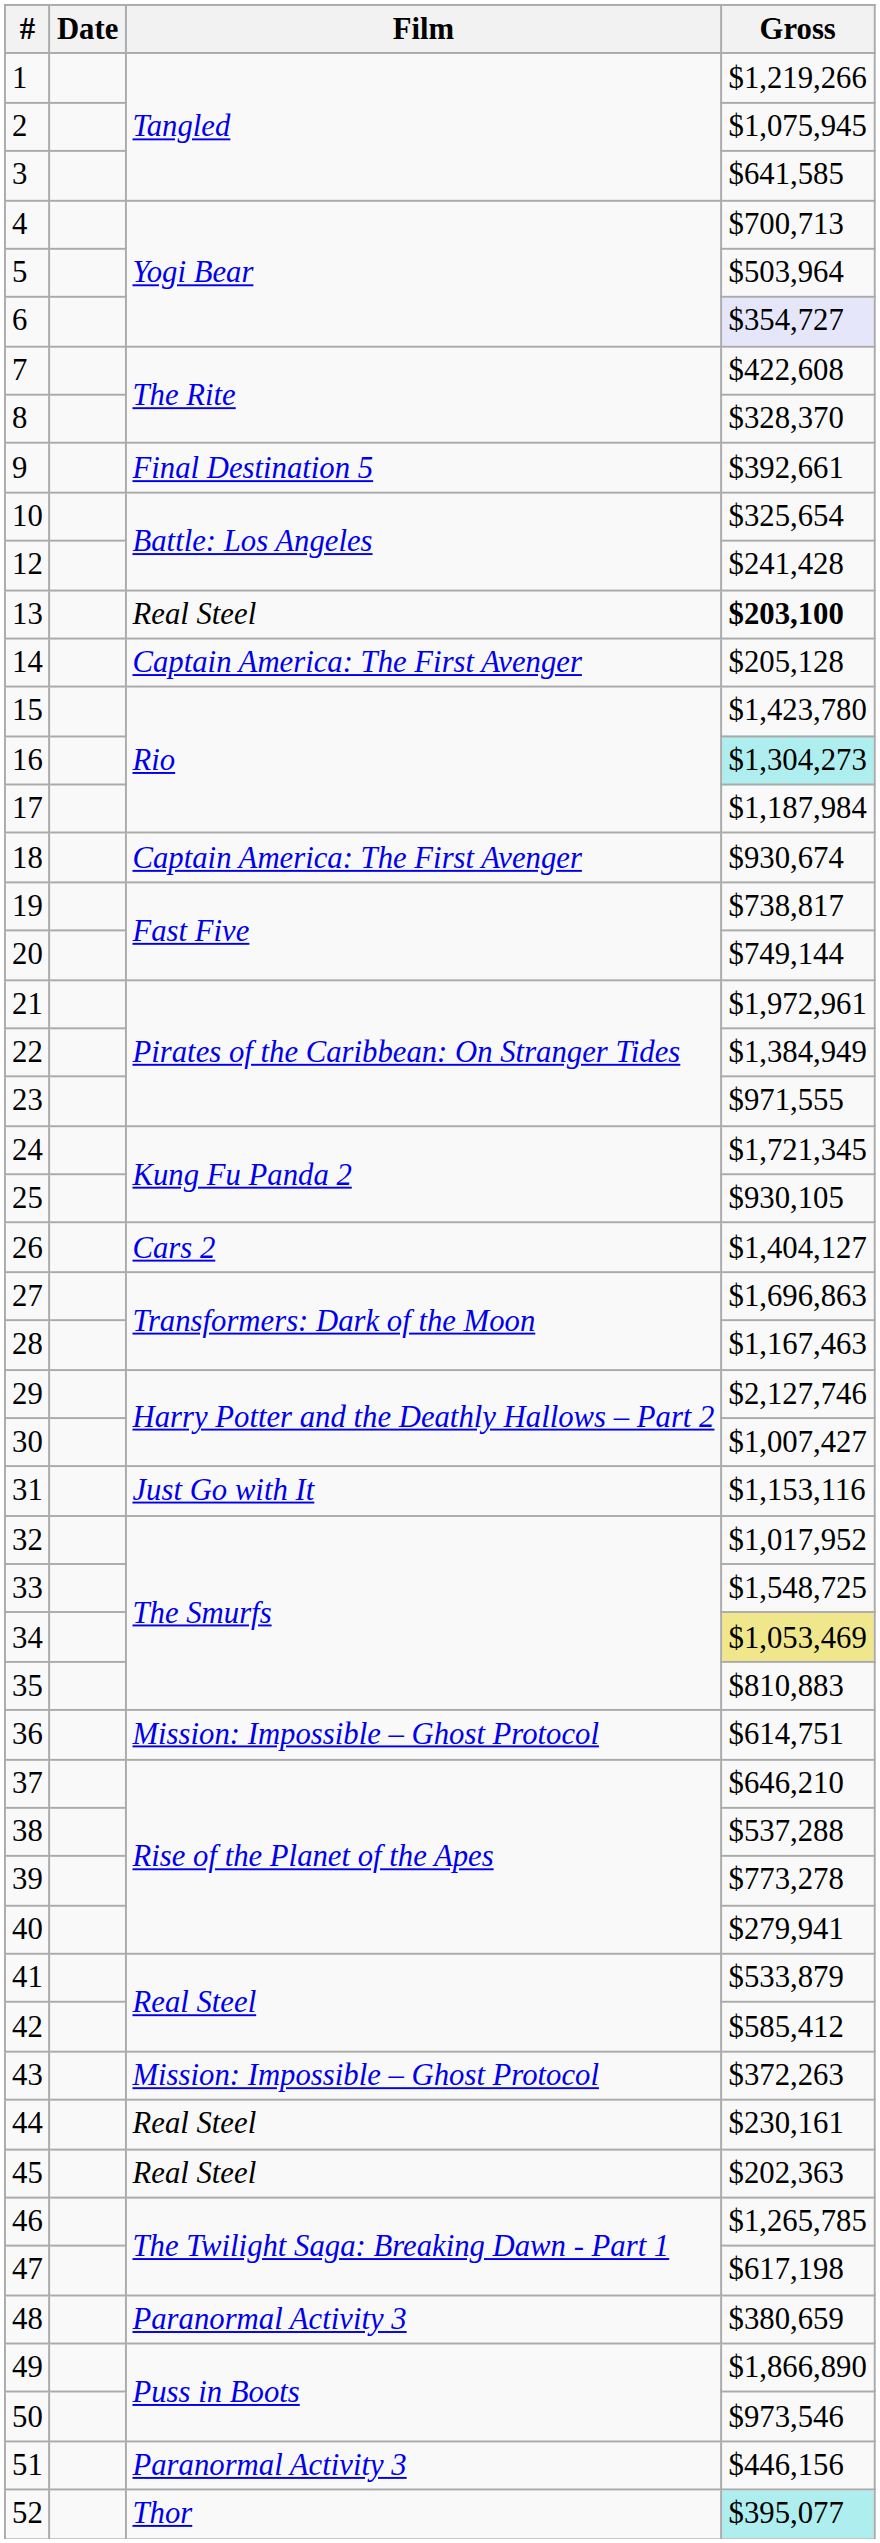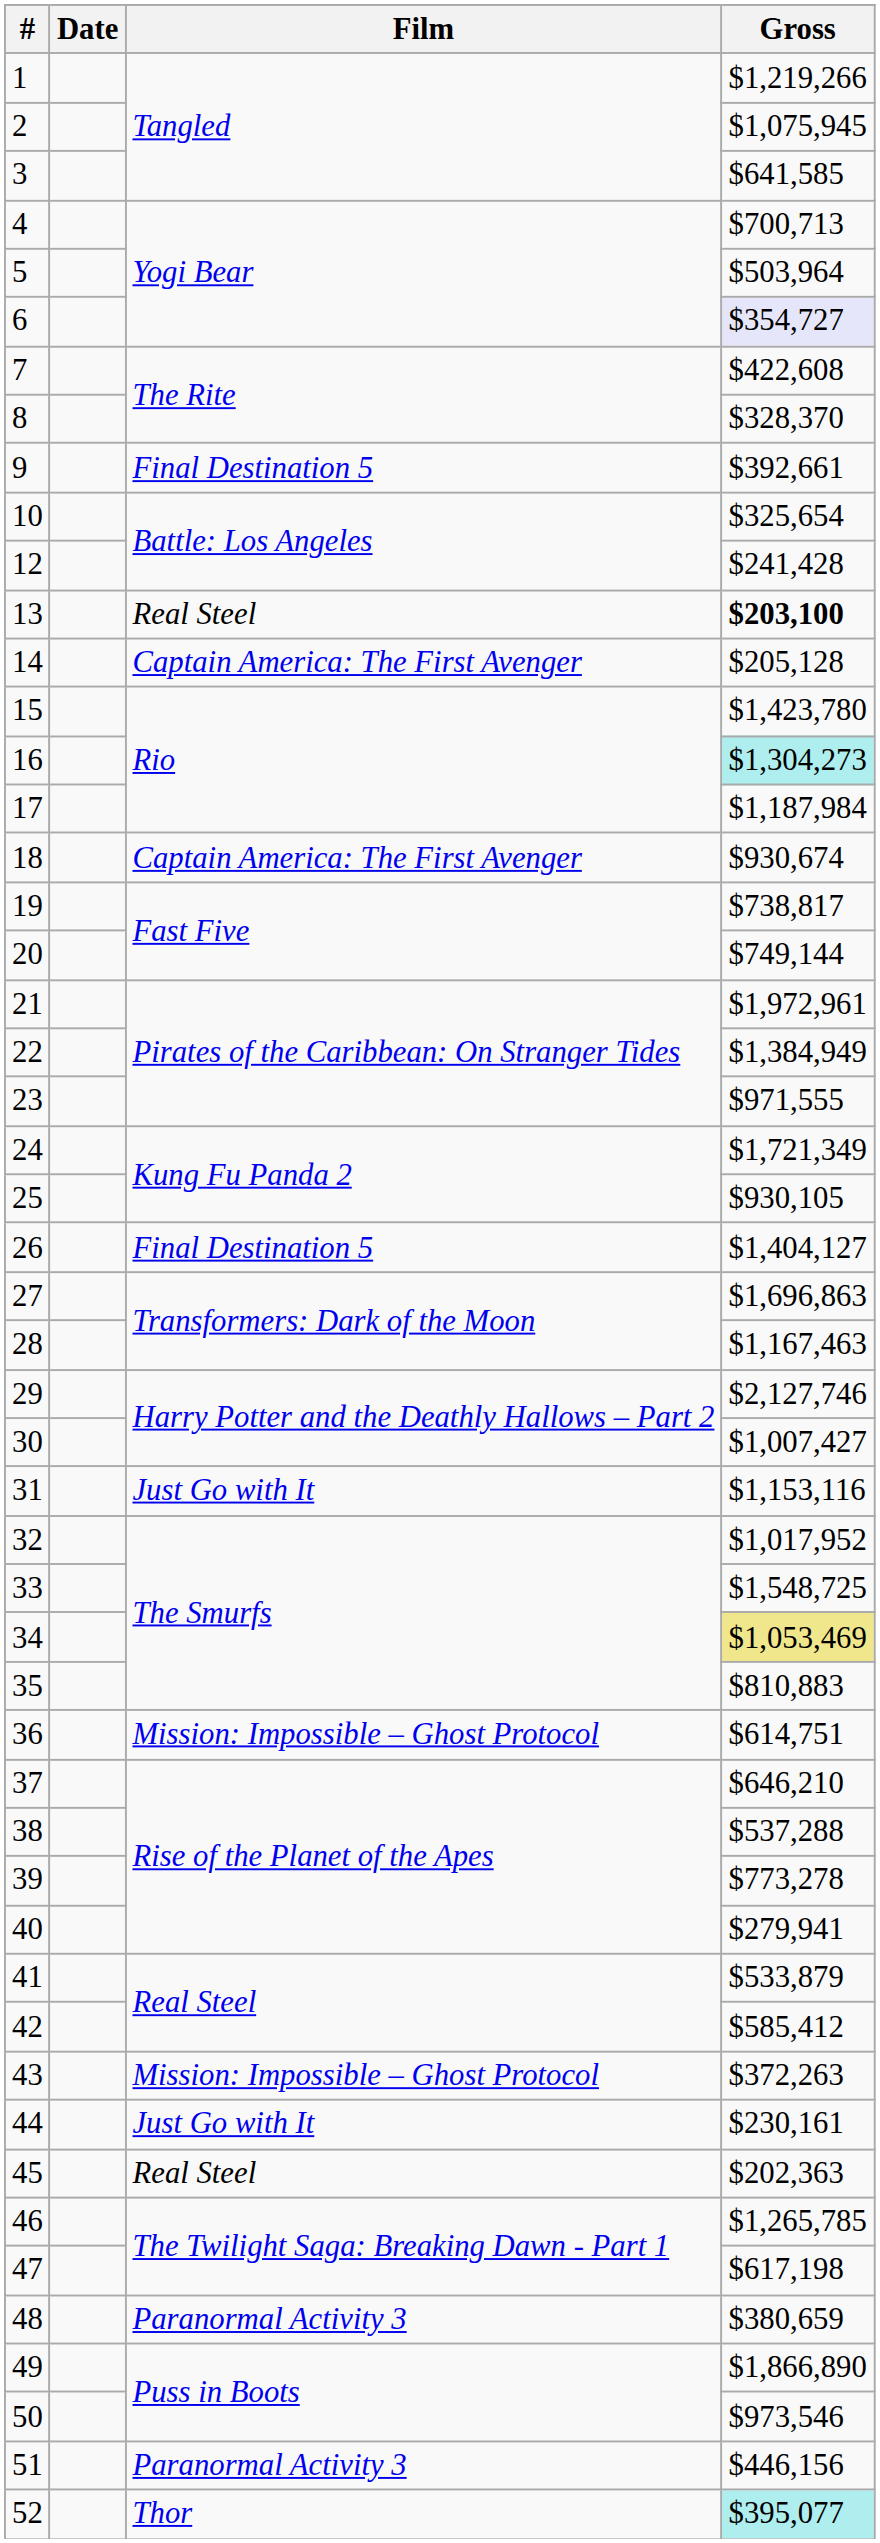(798, 1149) $1,721,345 -> (798, 1149) $1,721,349
(174, 1246) Cars 2 -> (253, 1246) Final Destination 5
(194, 2123) Real Steel -> (223, 2123) Just Go with It
